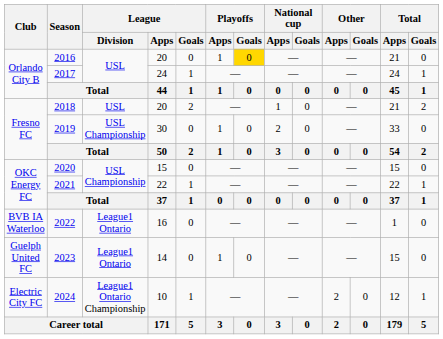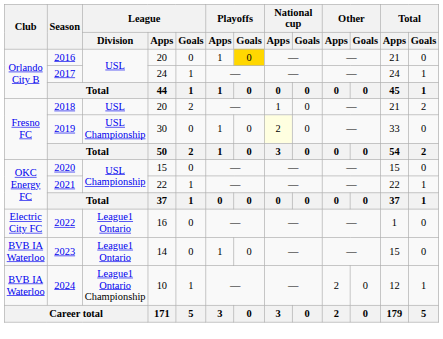(278, 129) no background -> (278, 129) lightyellow background
(26, 223) BVB IA Waterloo -> (26, 223) Electric City FC
(26, 257) Guelph United FC -> (26, 251) BVB IA Waterloo
(26, 297) Electric City FC -> (26, 285) BVB IA Waterloo
